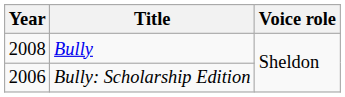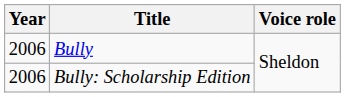(27, 48) 2008 -> (27, 48) 2006
